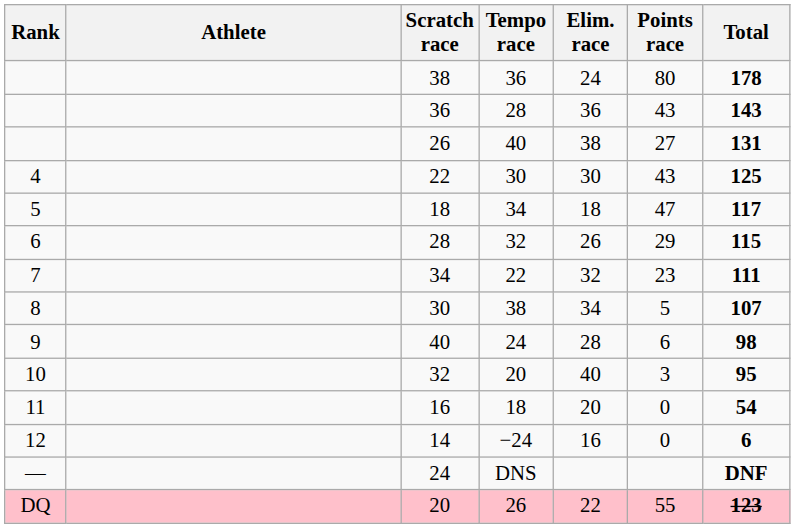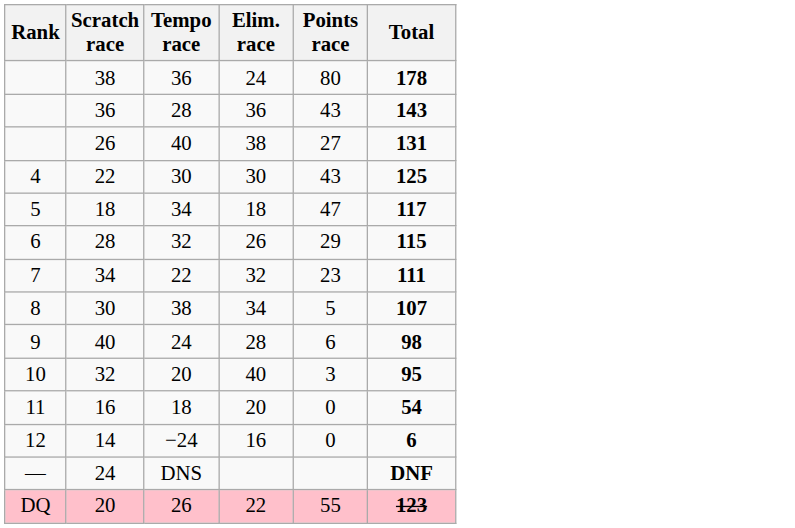- column: (234, 32)
